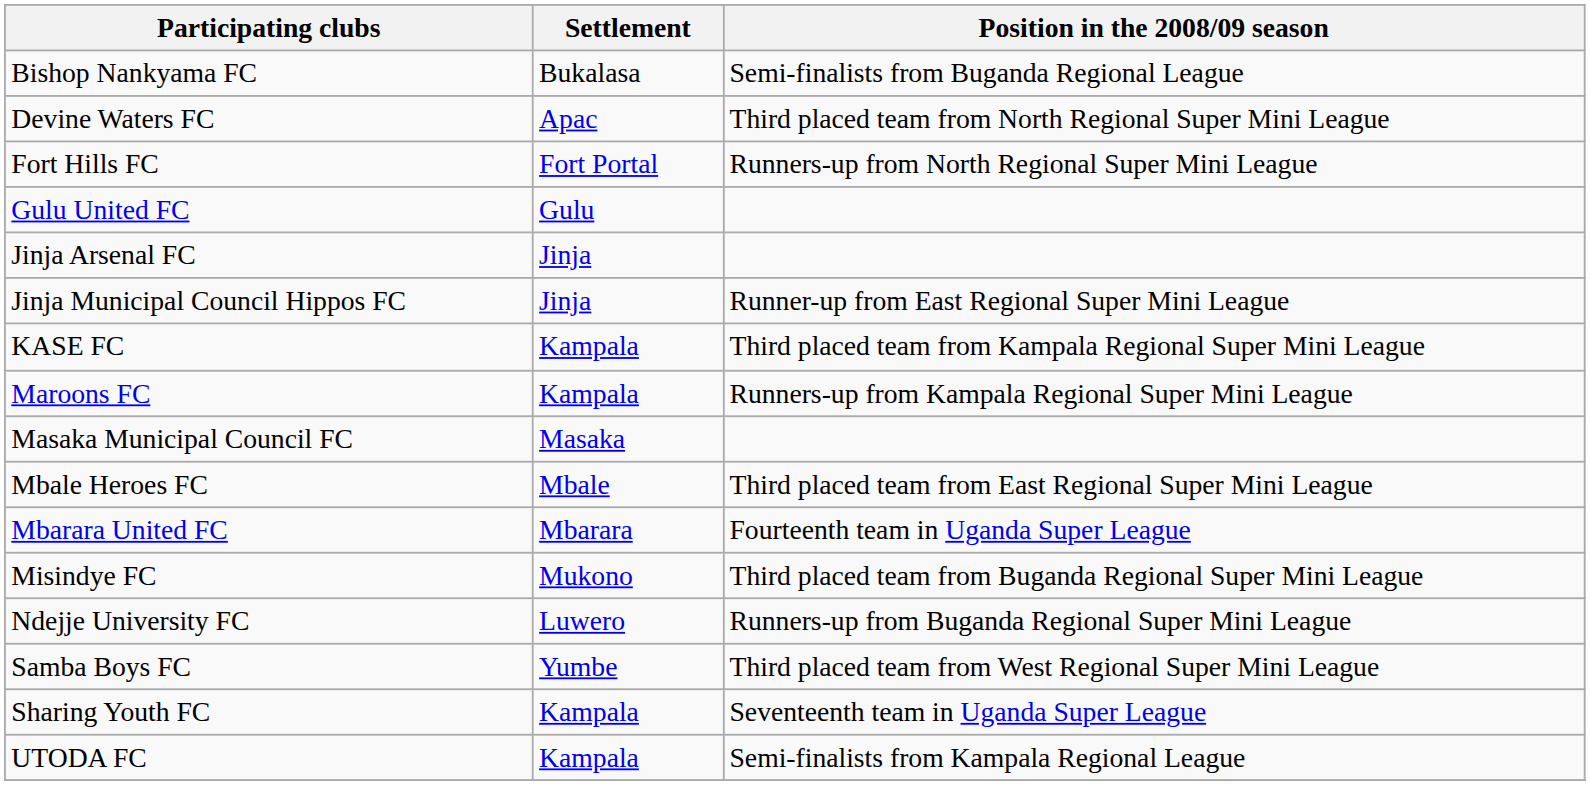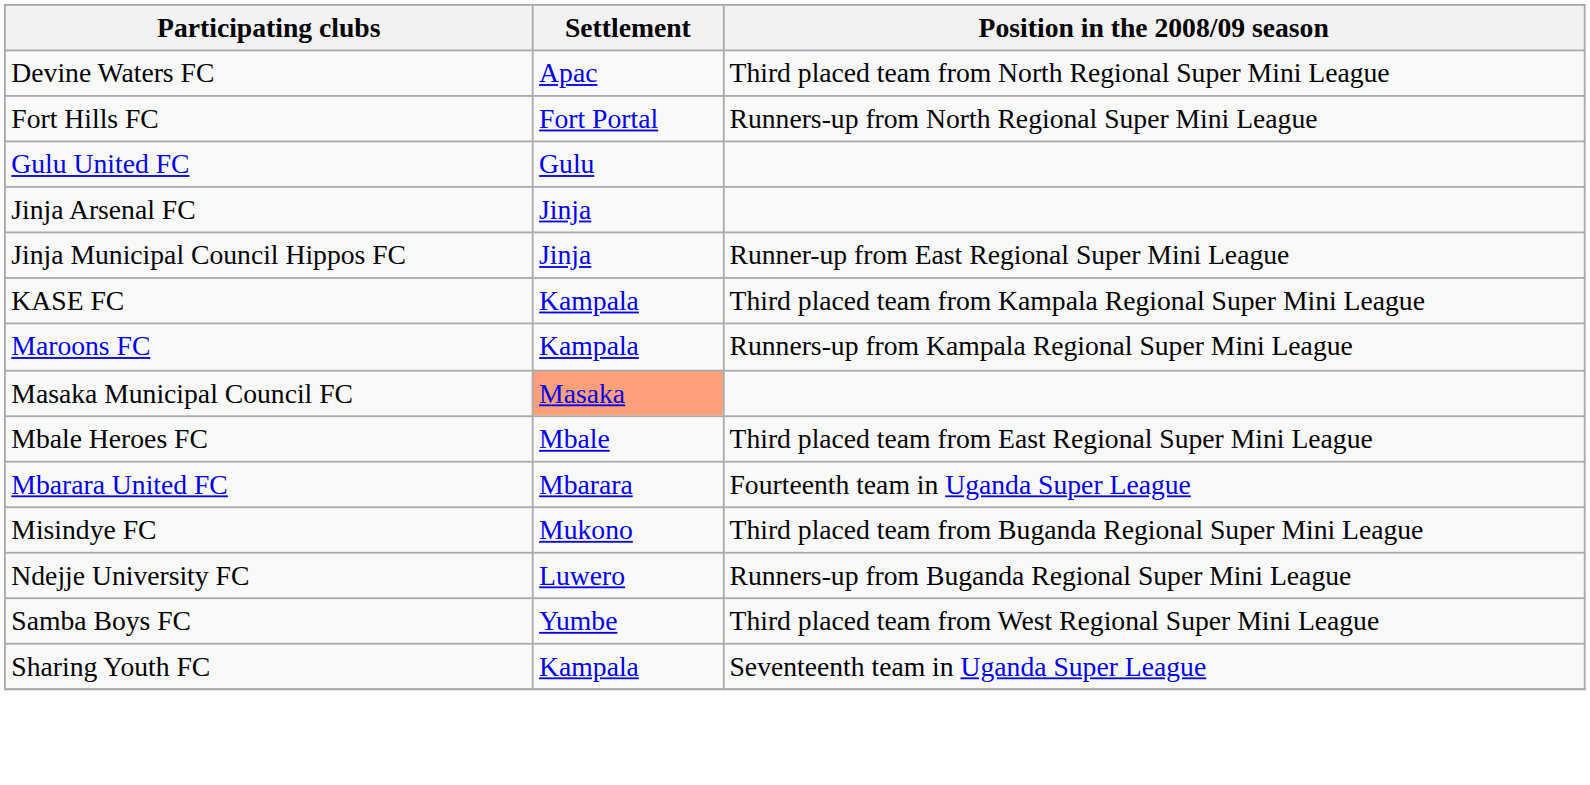- row: (134, 73)
(582, 438) no background -> (582, 392) lightsalmon background
- row: (79, 757)
